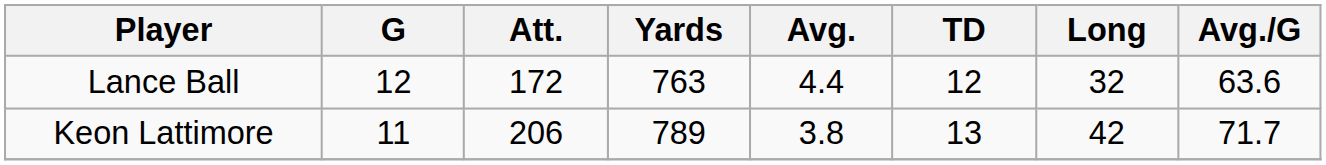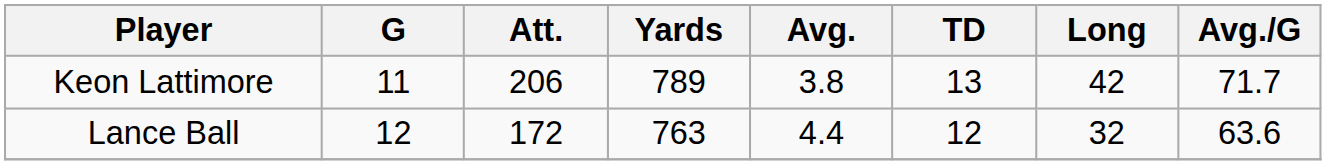rows swapped: (164, 133) <-> (164, 81)
